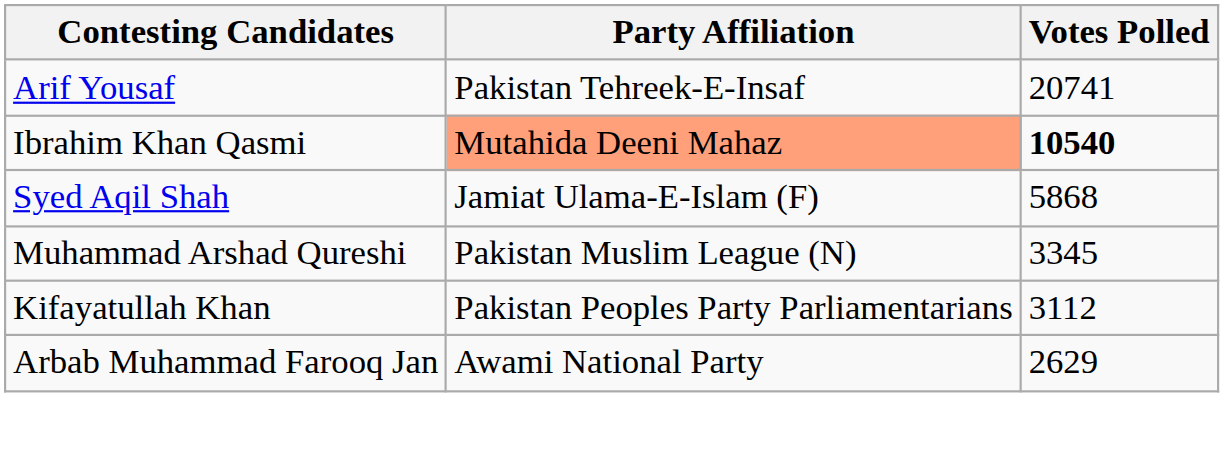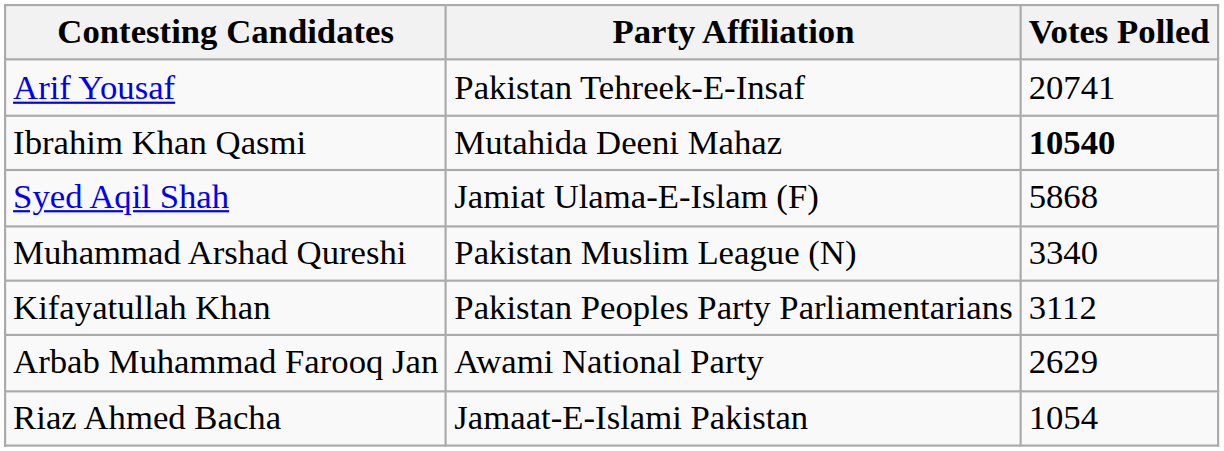(618, 142) lightsalmon background -> (618, 142) no background
(1063, 252) 3345 -> (1063, 252) 3340
+ row: (147, 417)
